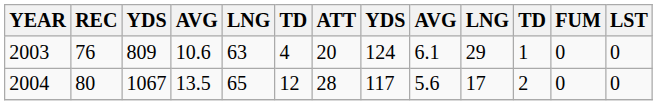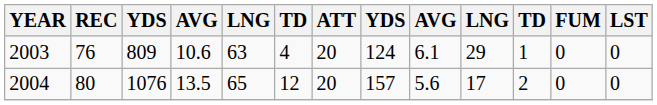(147, 83) 1067 -> (147, 83) 1076
(326, 83) 28 -> (326, 83) 20
(380, 83) 117 -> (380, 83) 157
